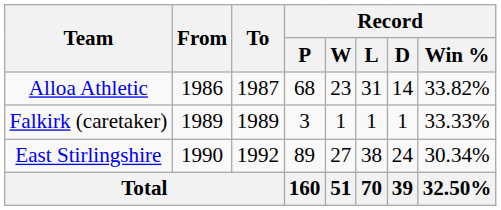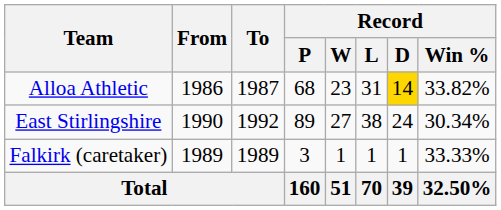(402, 88) no background -> (402, 88) gold background
rows swapped: (88, 121) <-> (88, 155)
